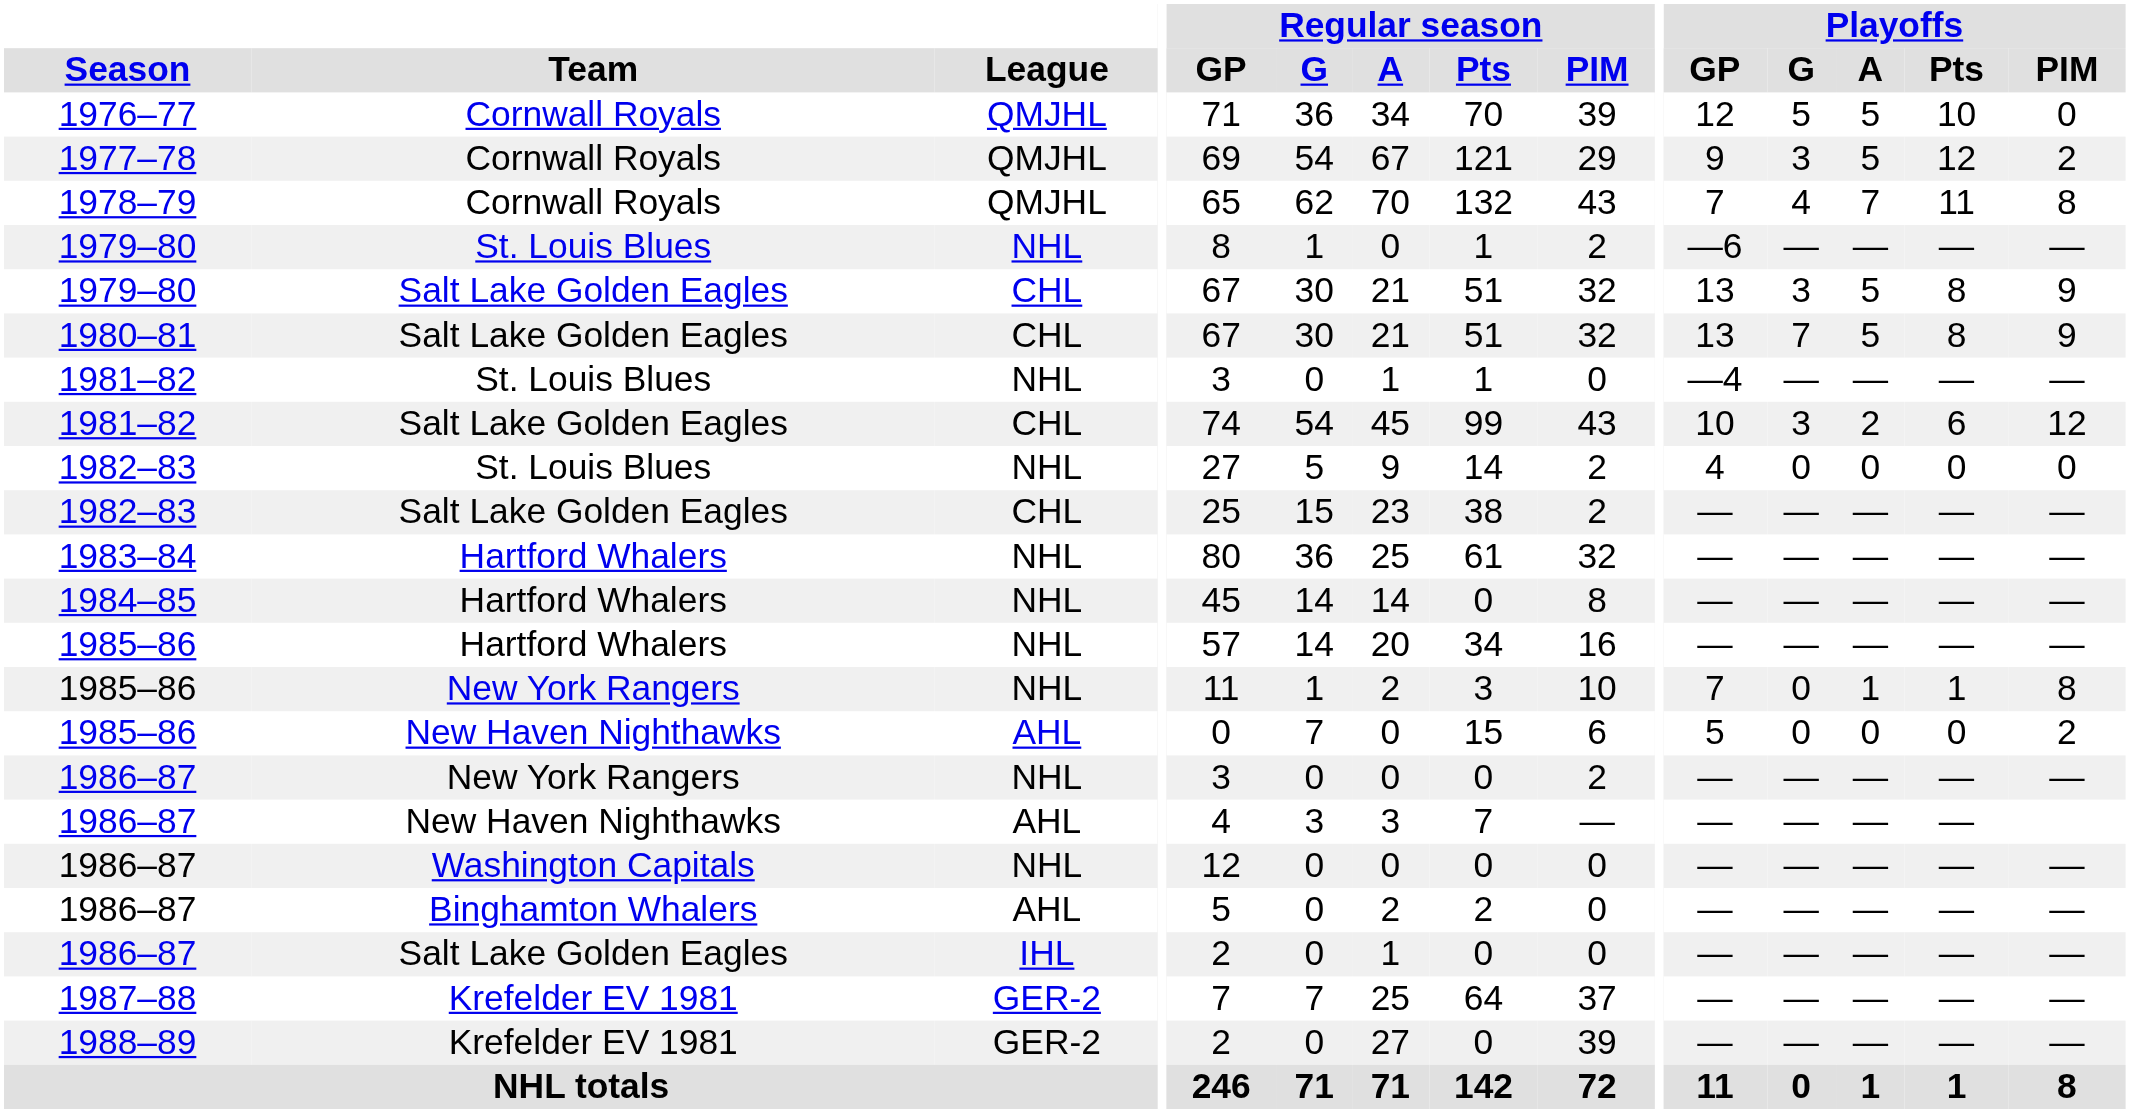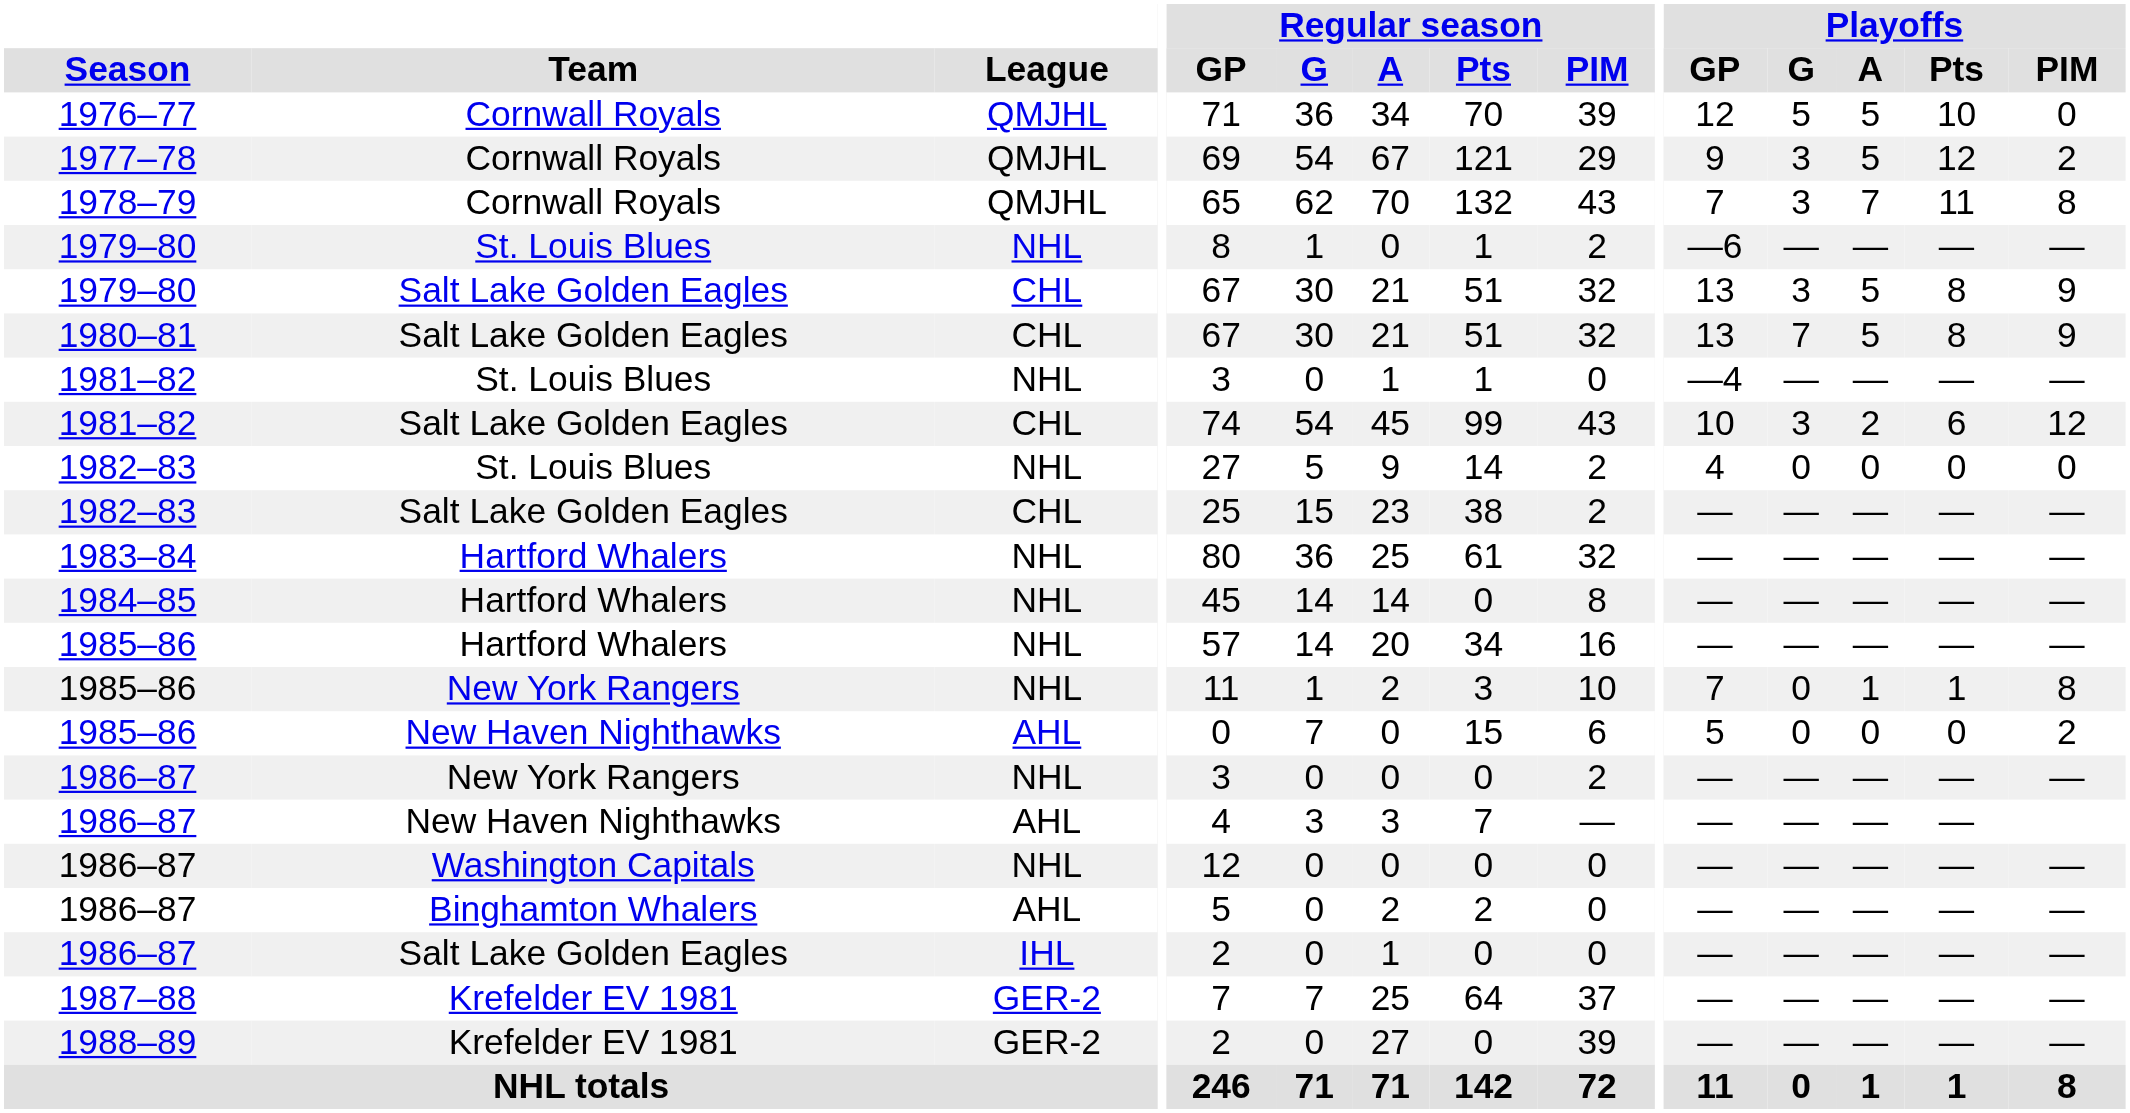(1801, 202) 4 -> (1801, 202) 3
